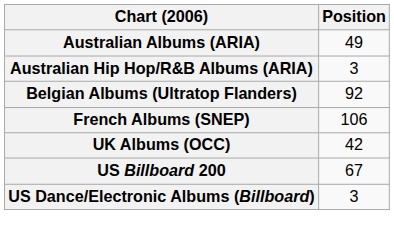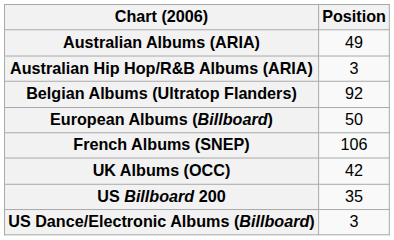+ row: (161, 119)
(354, 171) 67 -> (354, 196) 35
